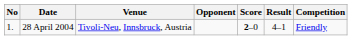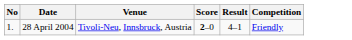- column: (216, 11)
